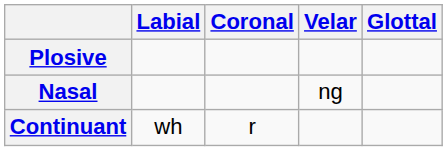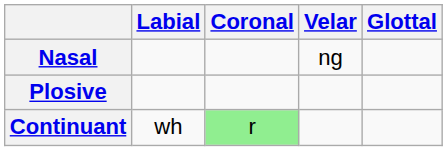rows swapped: (68, 92) <-> (68, 57)
(252, 127) no background -> (252, 127) lightgreen background
